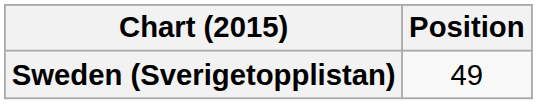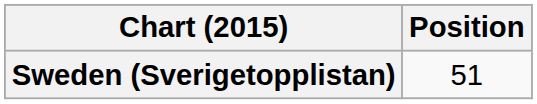(467, 74) 49 -> (467, 74) 51
